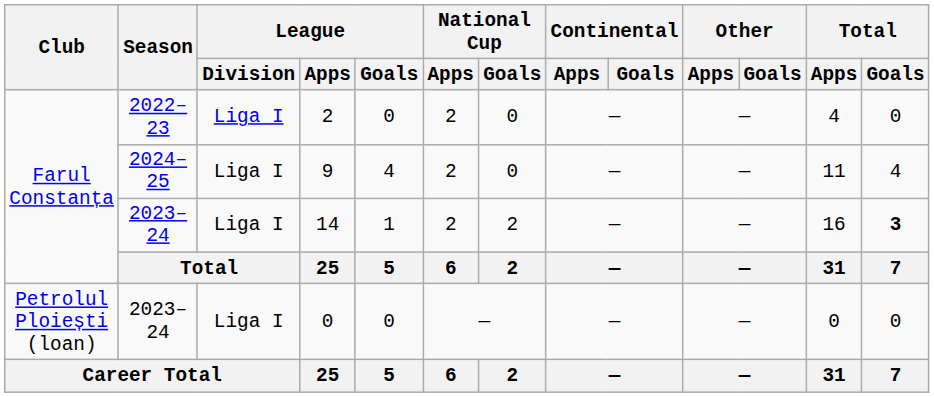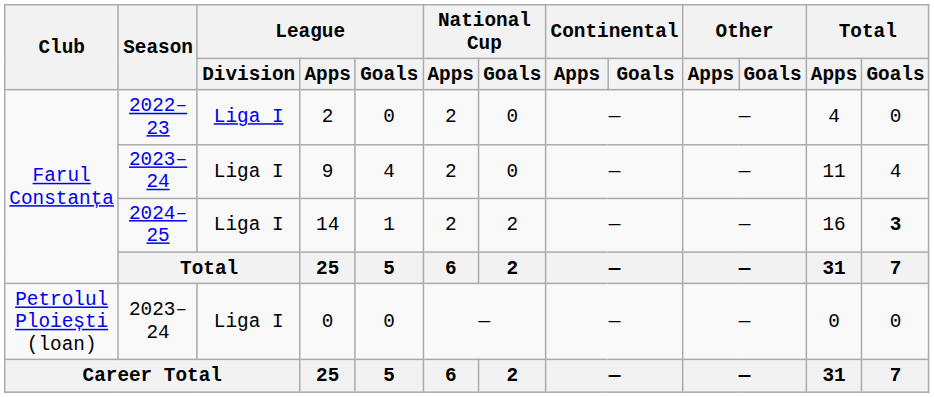(158, 171) 2024–25 -> (158, 171) 2023–24
(158, 225) 2023–24 -> (158, 225) 2024–25
